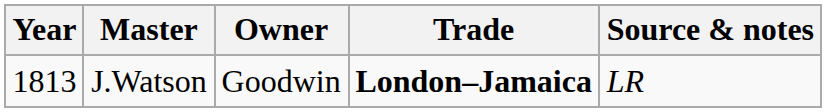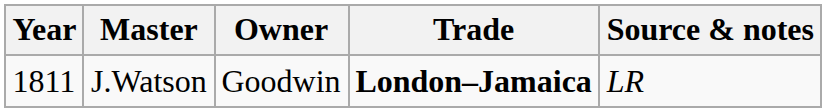(44, 80) 1813 -> (44, 80) 1811
